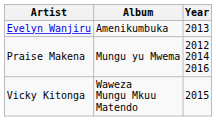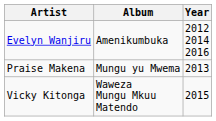(197, 29) 2013 -> (197, 40) 2012 2014 2016
(197, 57) 2012 2014 2016 -> (197, 68) 2013
